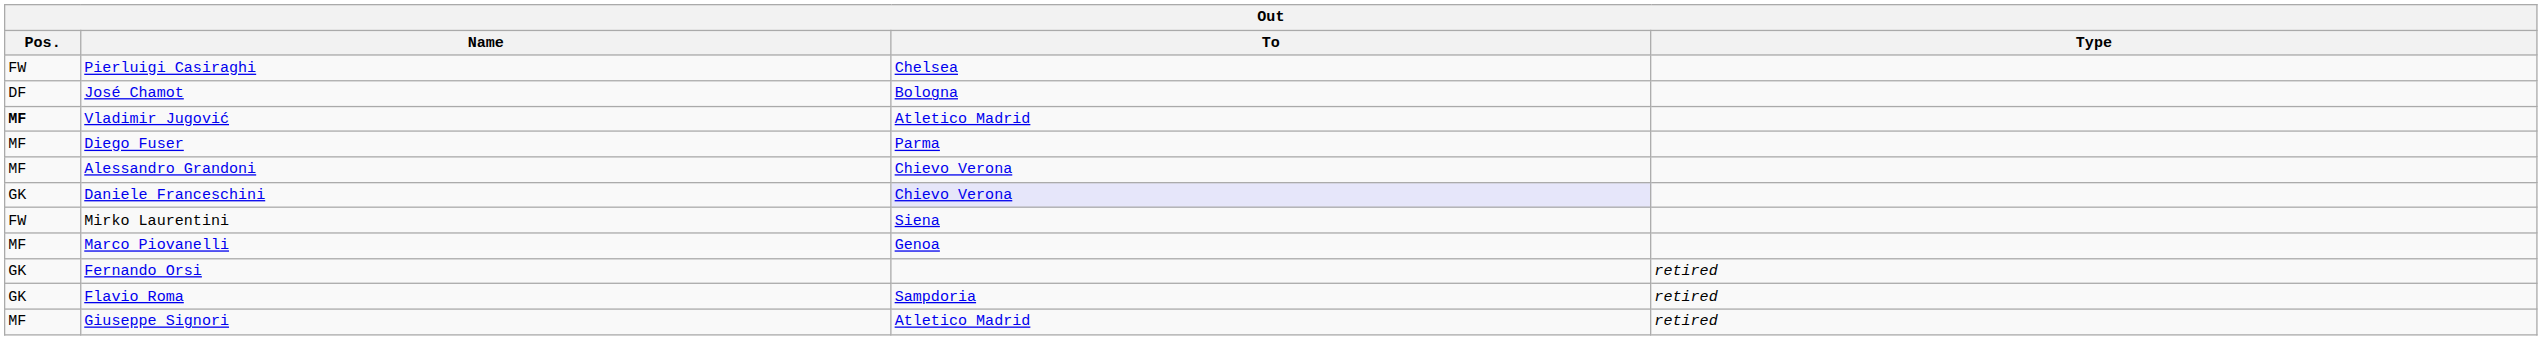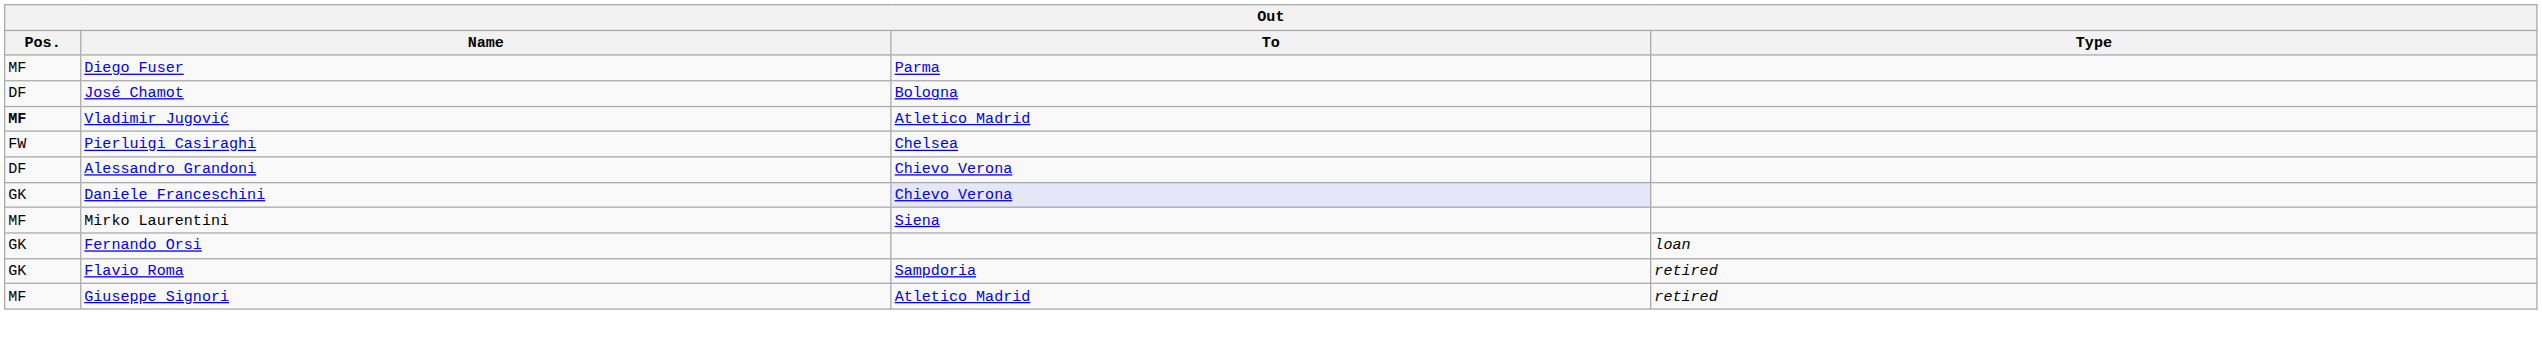rows swapped: (170, 68) <-> (134, 144)
(17, 169) MF -> (17, 169) DF
(17, 220) FW -> (17, 220) MF
- row: (157, 245)
(1686, 271) retired -> (1672, 245) loan
